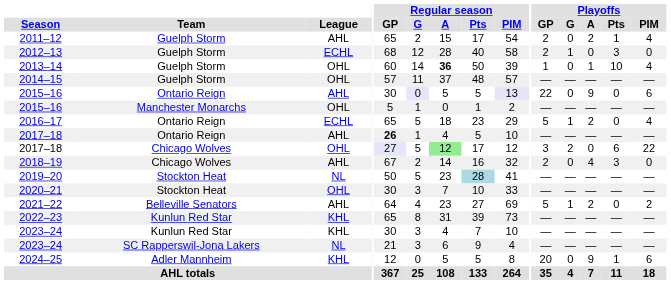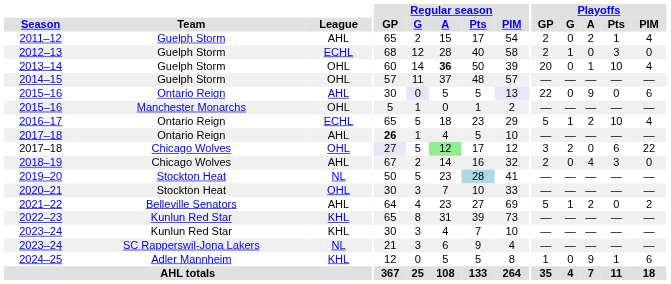(546, 66) 1 -> (546, 66) 20
(616, 121) 0 -> (616, 121) 10
(546, 259) 20 -> (546, 259) 1
